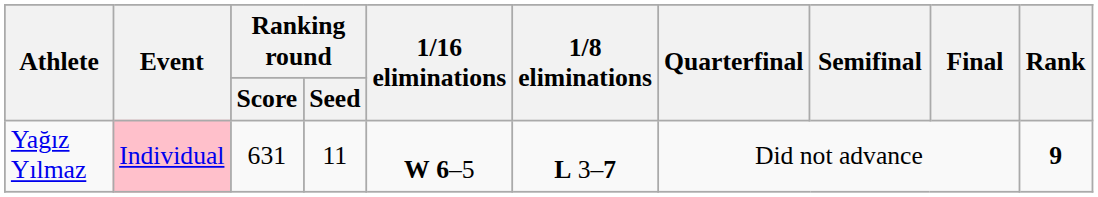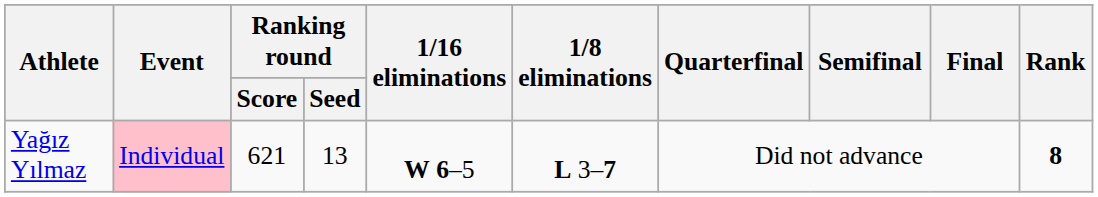(267, 155) 631 -> (267, 155) 621
(335, 155) 11 -> (335, 155) 13
(1056, 155) 9 -> (1056, 155) 8
